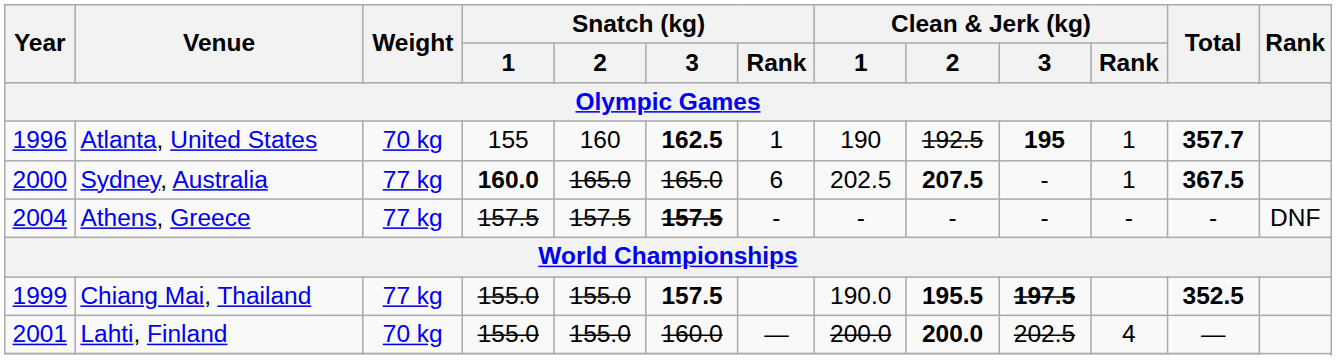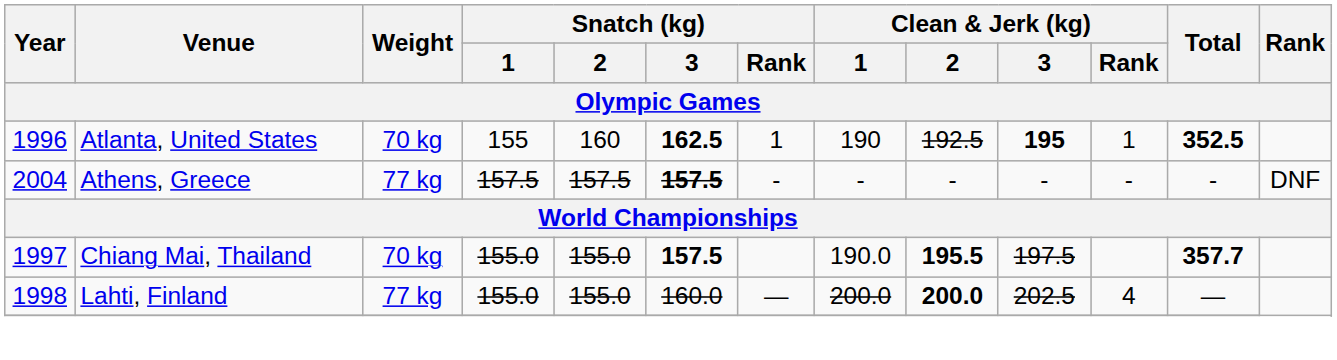(1213, 140) 357.7 -> (1213, 140) 352.5
- row: (174, 179)
(40, 295) 1999 -> (40, 256) 1997
(413, 295) 77 kg -> (413, 256) 70 kg
(1044, 295) bold -> (1044, 256) normal
(1213, 295) 352.5 -> (1213, 256) 357.7
(40, 334) 2001 -> (40, 295) 1998
(413, 334) 70 kg -> (413, 295) 77 kg
